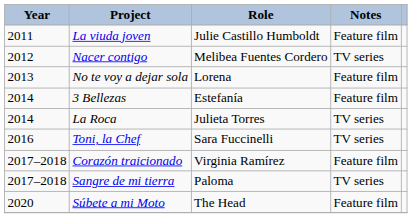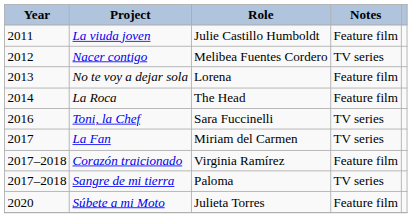- row: (99, 98)
(229, 118) Julieta Torres -> (220, 98) The Head
(359, 118) TV series -> (366, 98) Feature film
+ row: (92, 139)
(220, 202) The Head -> (229, 202) Julieta Torres
